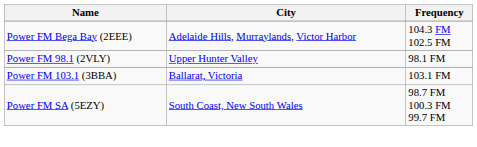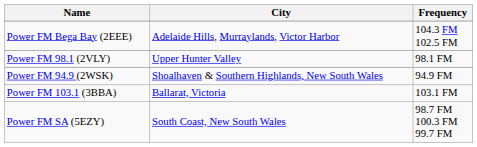+ row: (60, 76)
